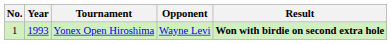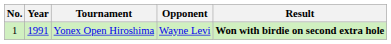(38, 31) 1993 -> (38, 31) 1991
